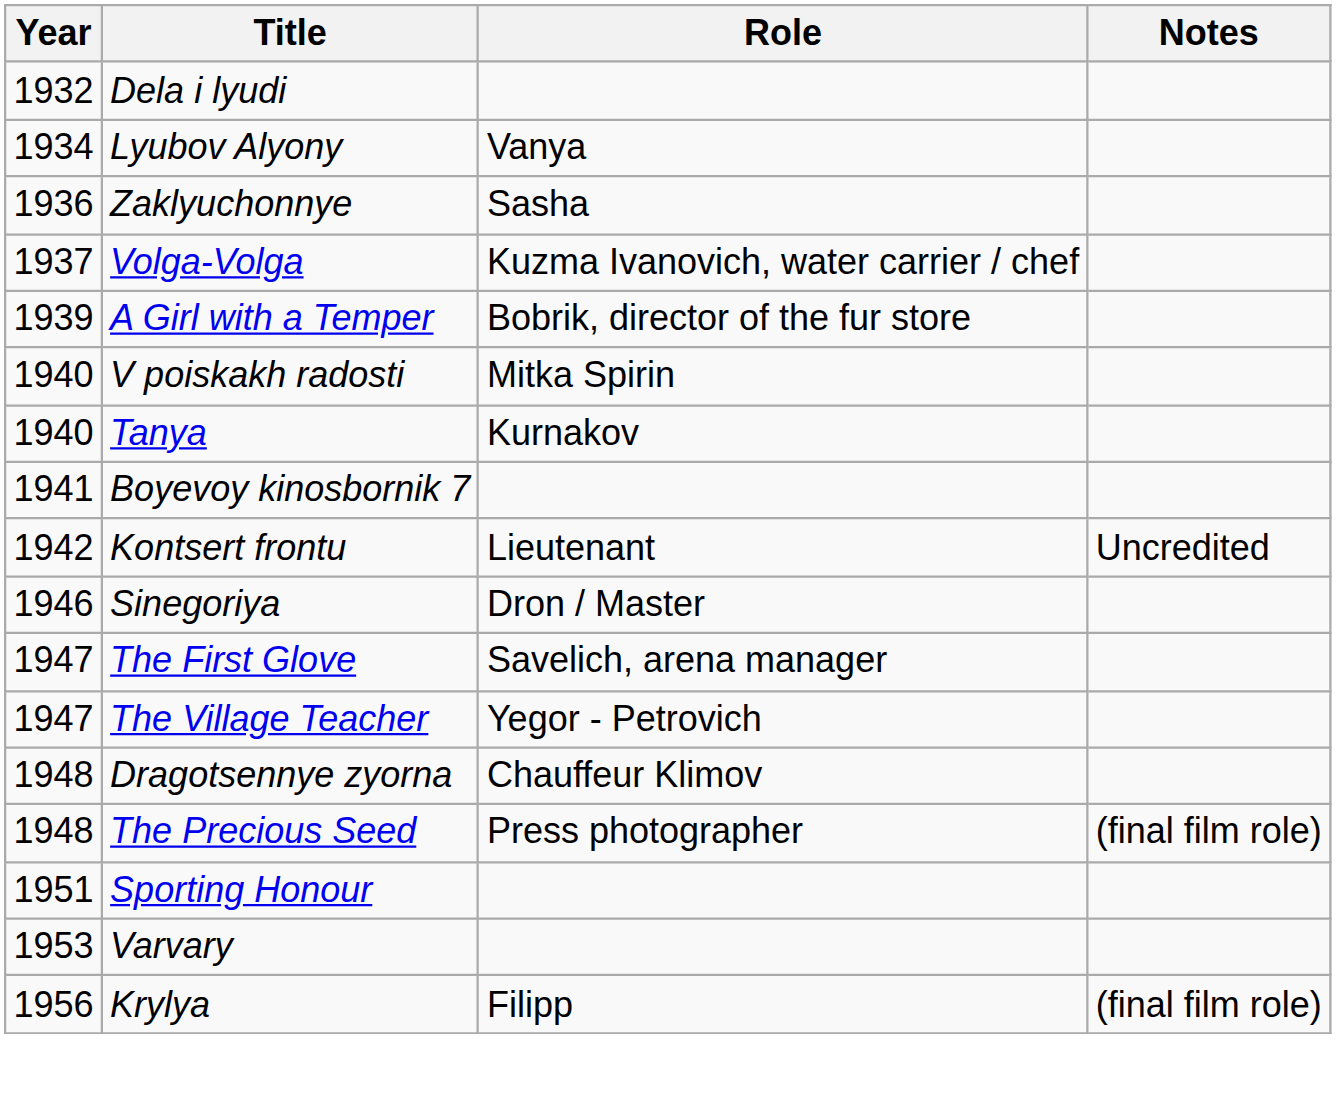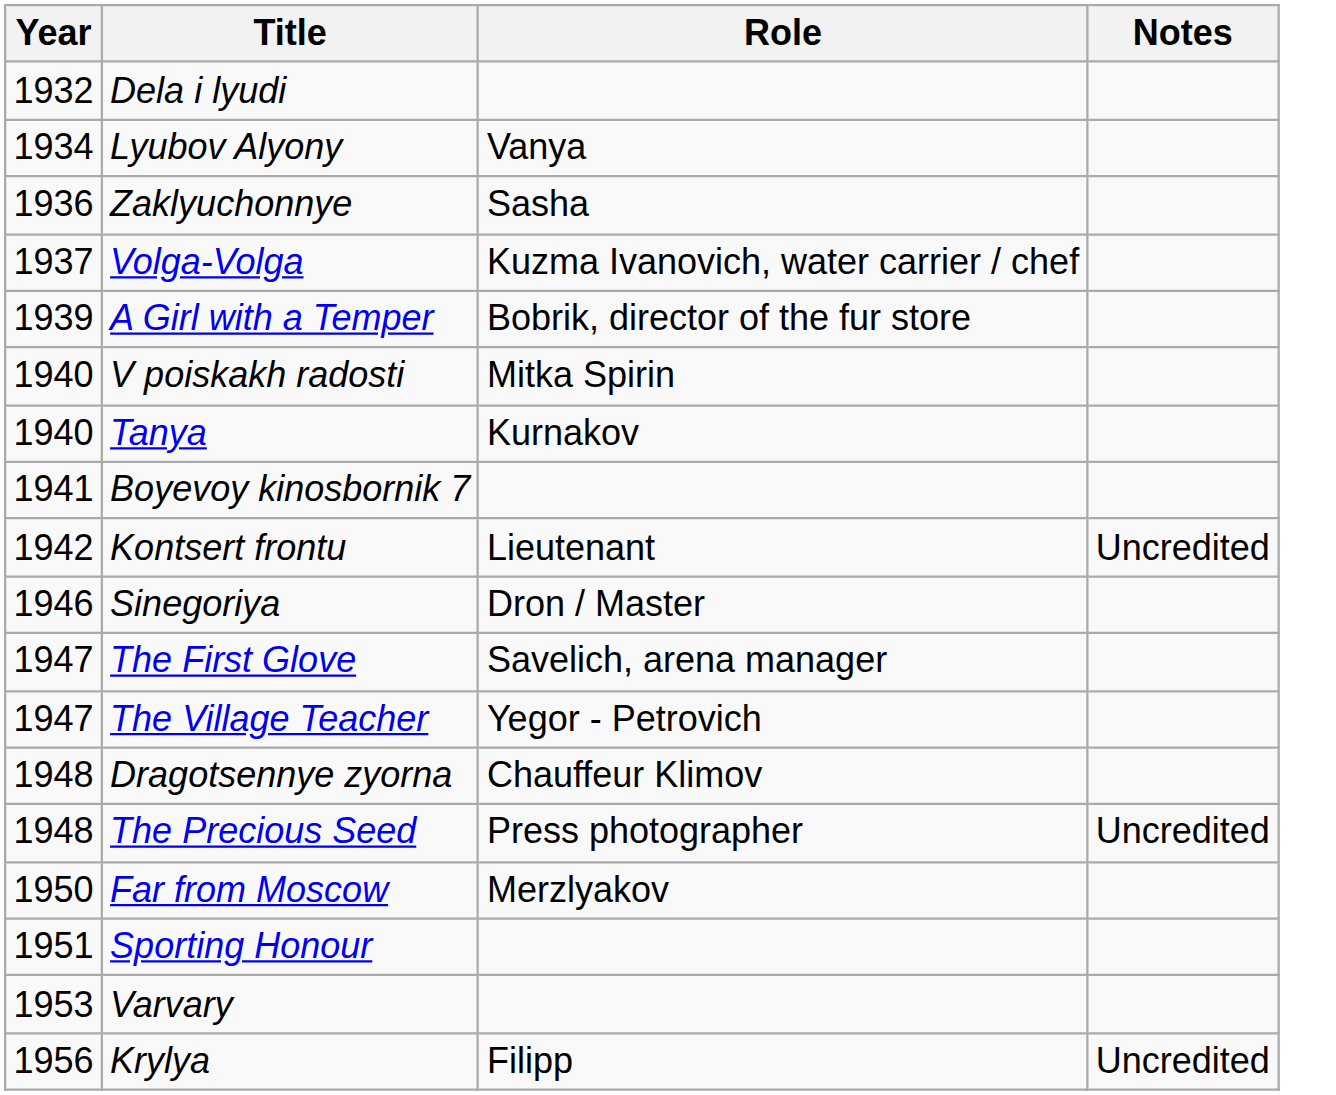(1209, 832) (final film role) -> (1183, 832) Uncredited
+ row: (249, 889)
(1209, 1003) (final film role) -> (1183, 1060) Uncredited
